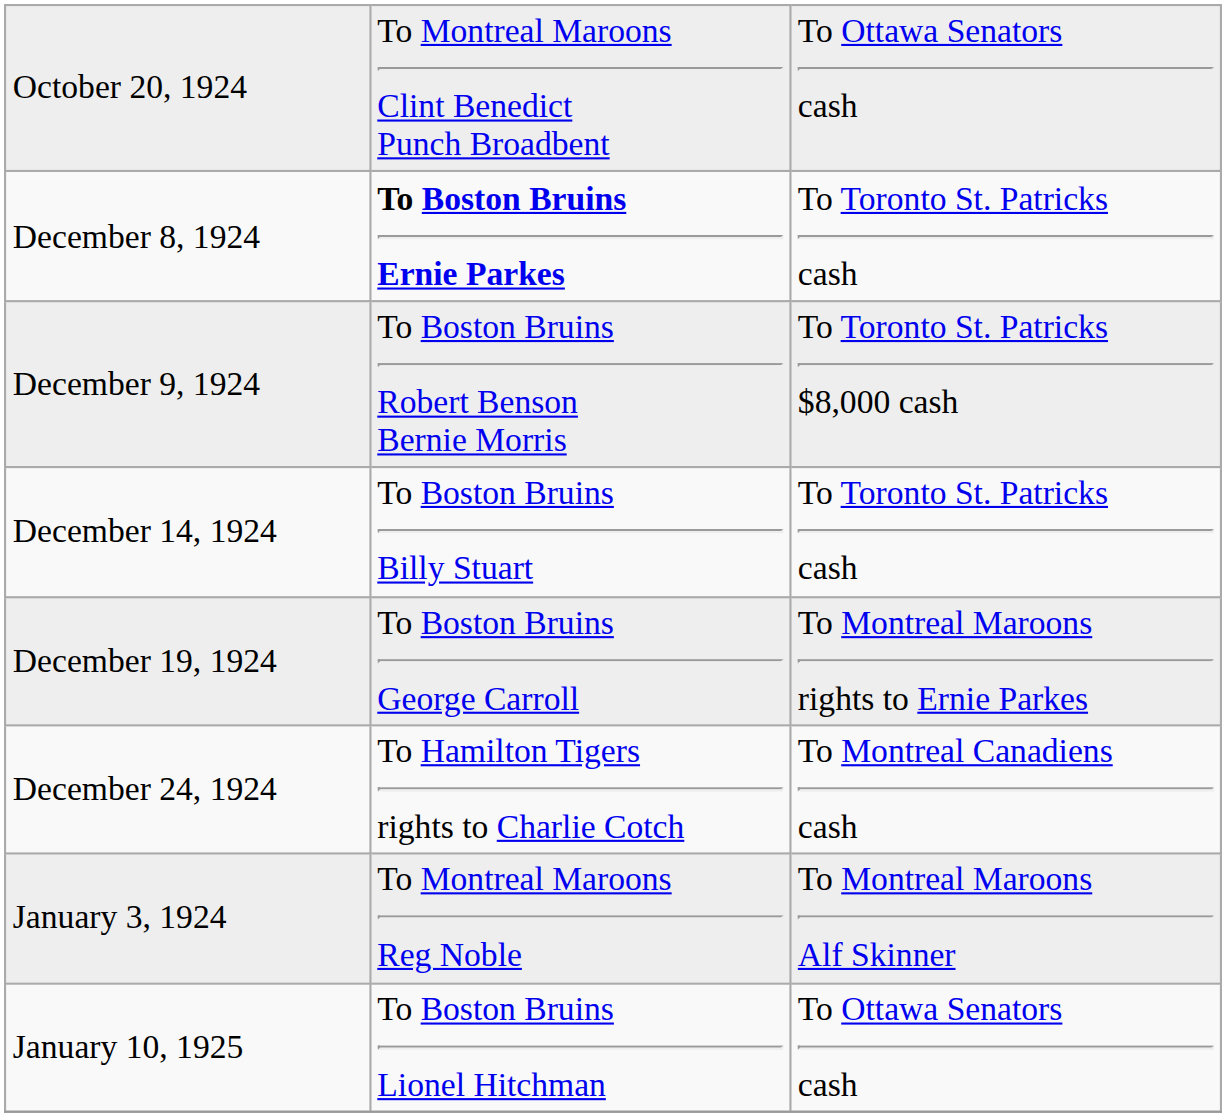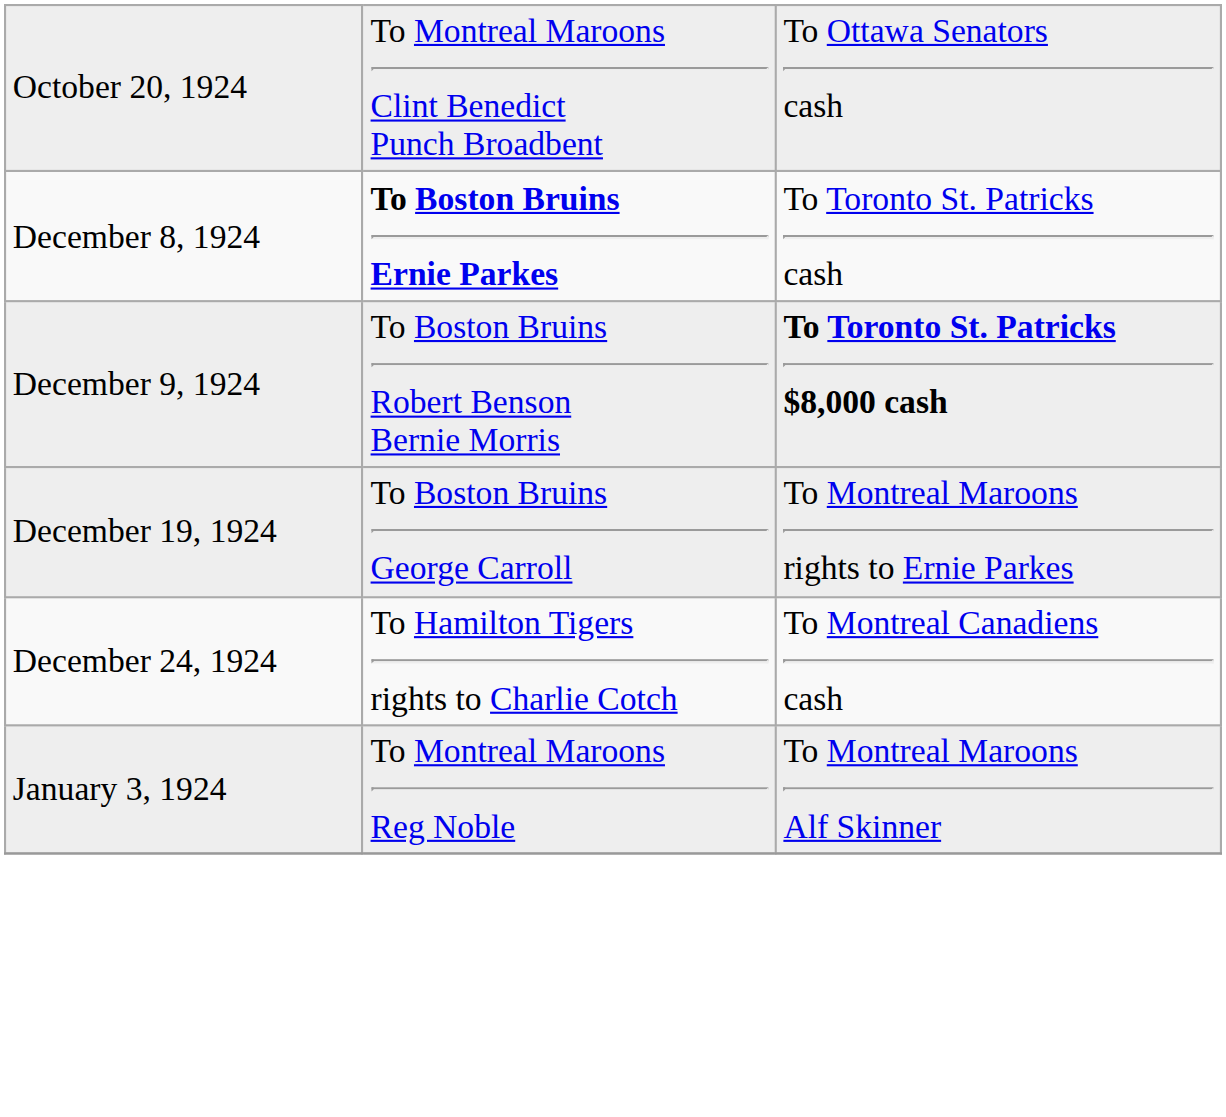(1006, 364) normal -> (998, 364) bold
- row: (145, 531)
- row: (128, 1046)
